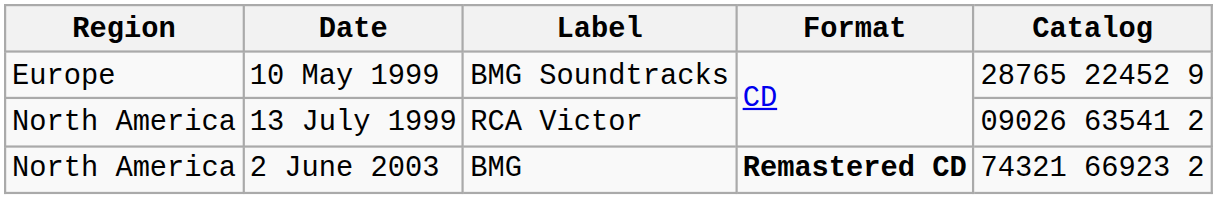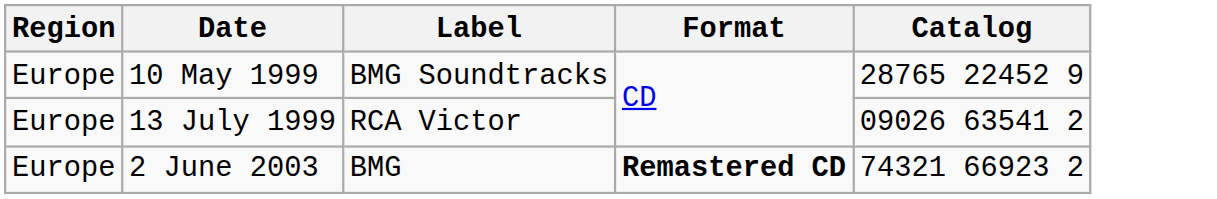(124, 122) North America -> (64, 122) Europe
(124, 169) North America -> (64, 169) Europe
